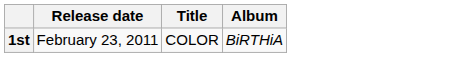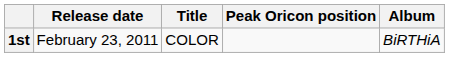+ column: (301, 16)
